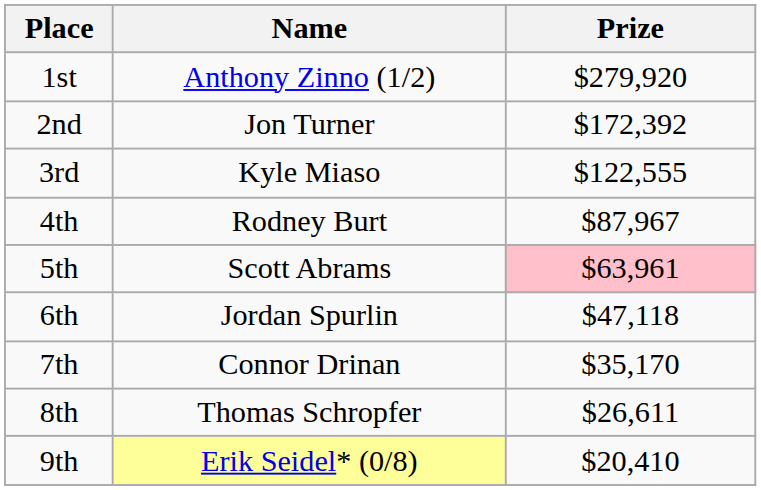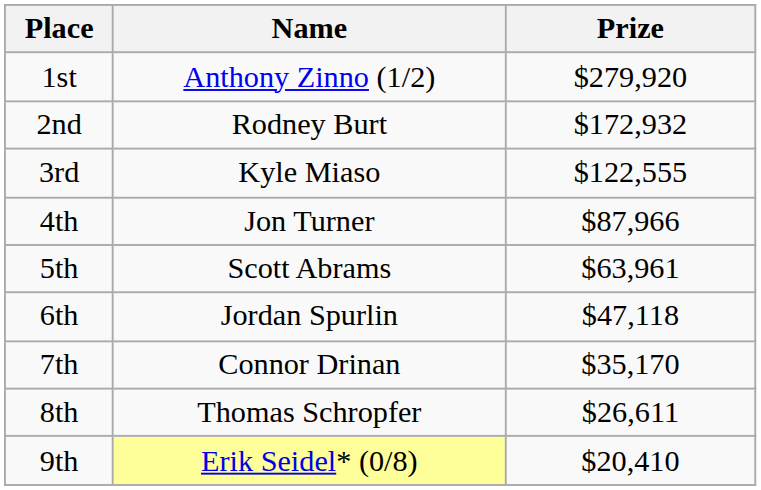(309, 124) Jon Turner -> (309, 124) Rodney Burt
(630, 124) $172,392 -> (630, 124) $172,932
(309, 220) Rodney Burt -> (309, 220) Jon Turner
(630, 220) $87,967 -> (630, 220) $87,966
(630, 268) pink background -> (630, 268) no background
